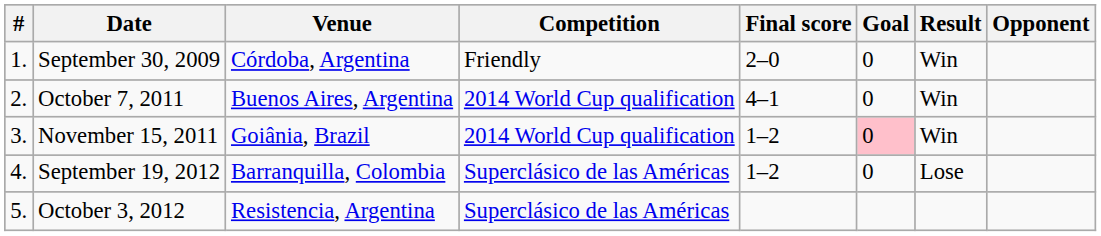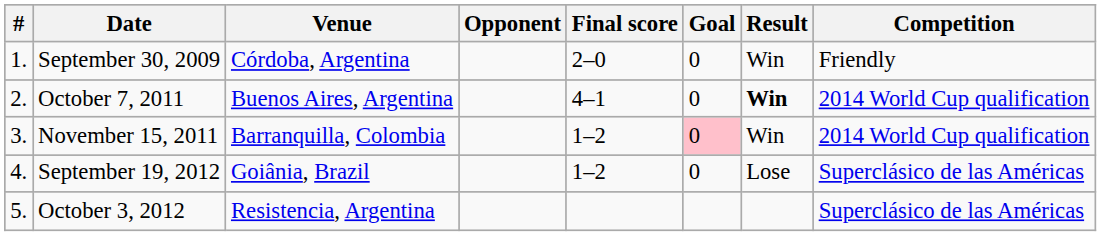columns swapped: (1041, 22) <-> (599, 22)
(939, 97) normal -> (767, 97) bold
(300, 135) Goiânia, Brazil -> (338, 135) Barranquilla, Colombia
(338, 172) Barranquilla, Colombia -> (300, 172) Goiânia, Brazil
